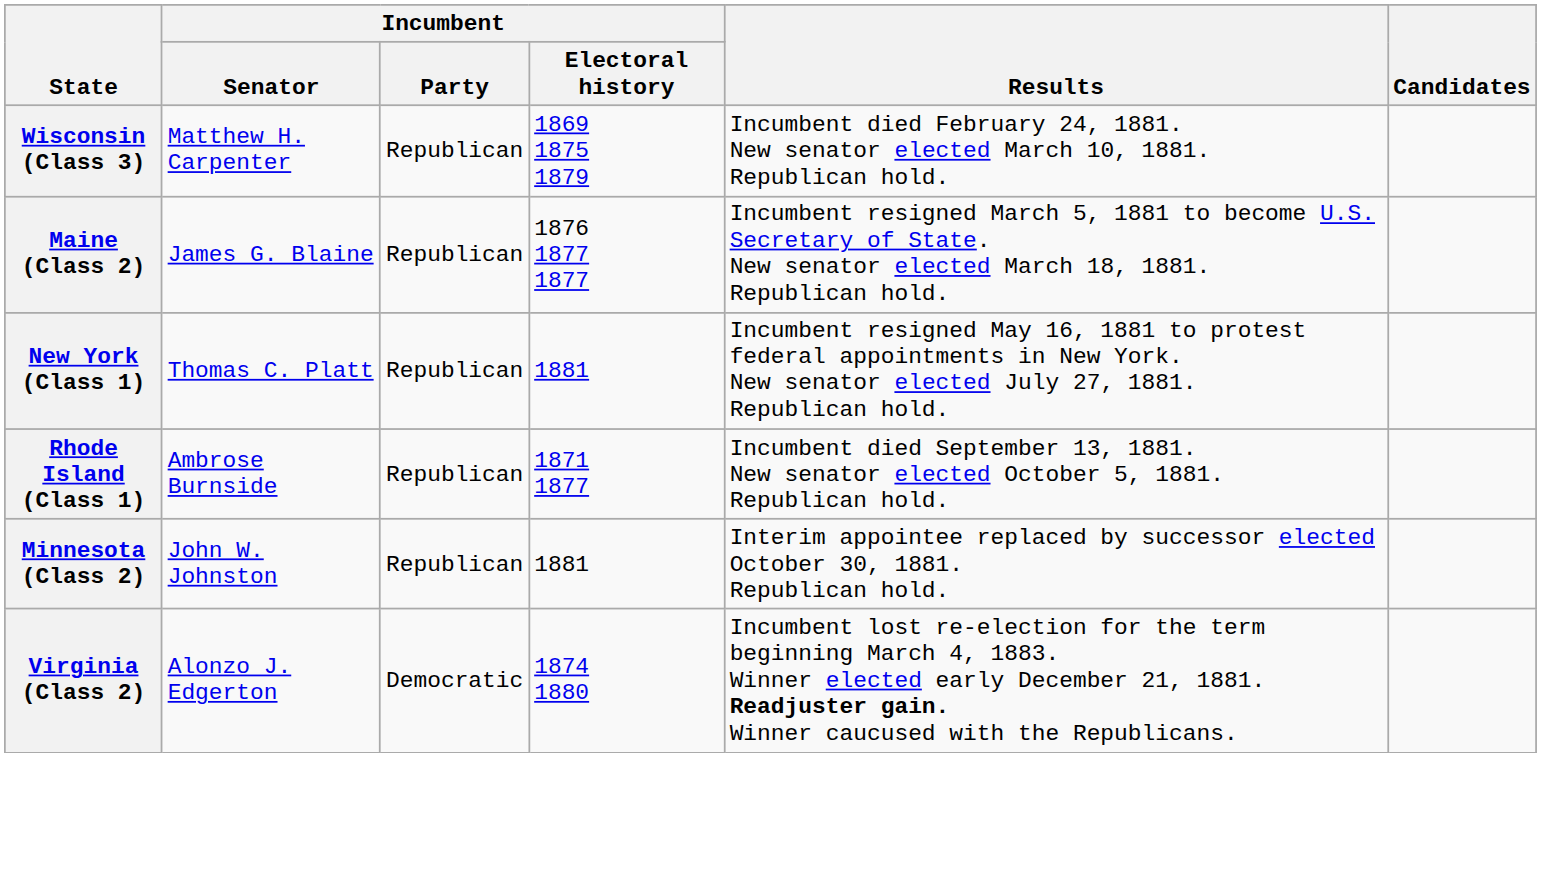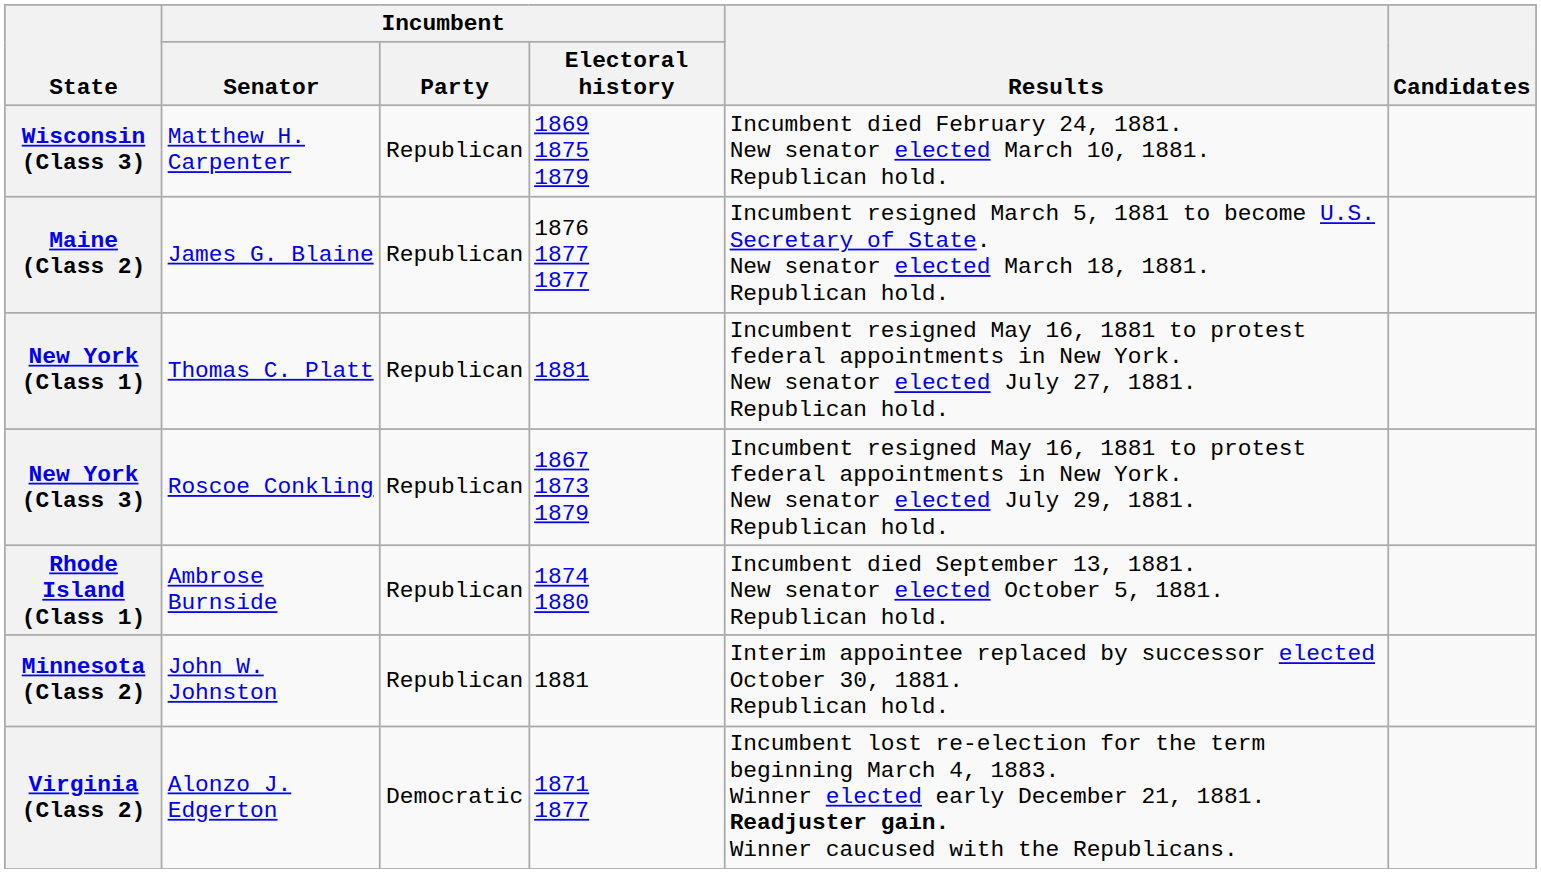+ row: (84, 487)
(562, 474) 1871 1877 -> (562, 590) 1874 1880
(562, 681) 1874 1880 -> (562, 797) 1871 1877
